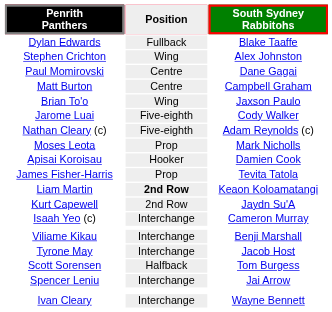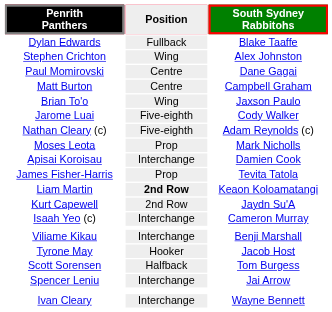(166, 160) Hooker -> (166, 160) Interchange
(166, 251) Interchange -> (166, 251) Hooker
